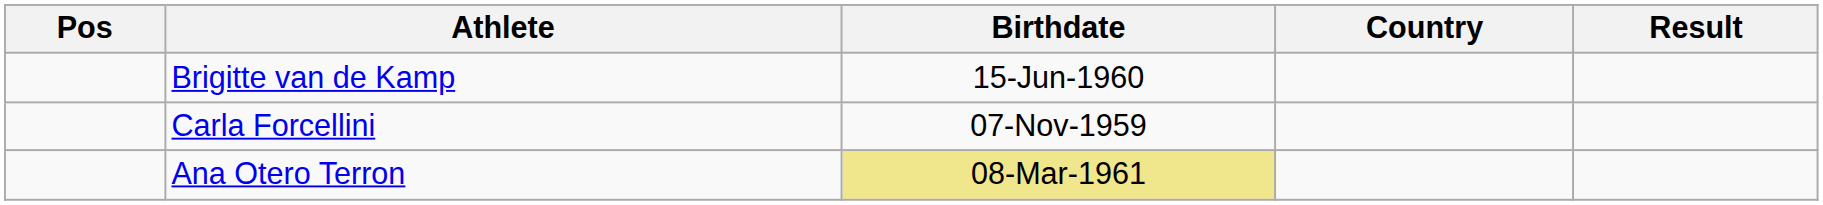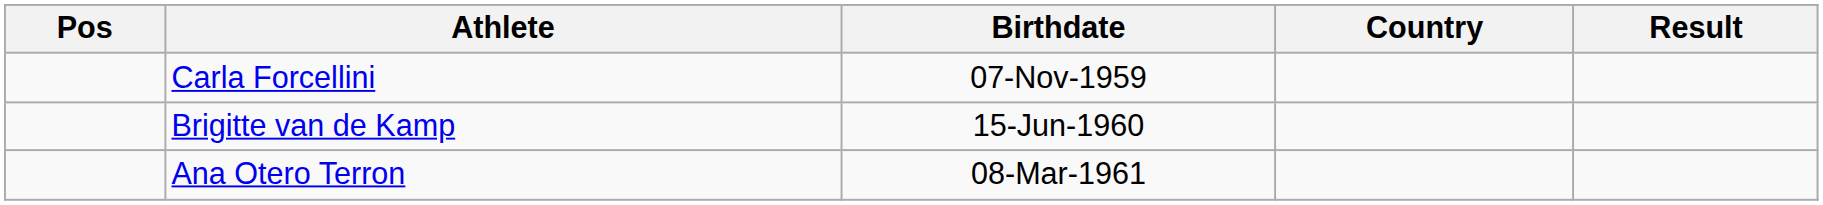rows swapped: (313, 77) <-> (273, 125)
(1058, 174) khaki background -> (1058, 174) no background
